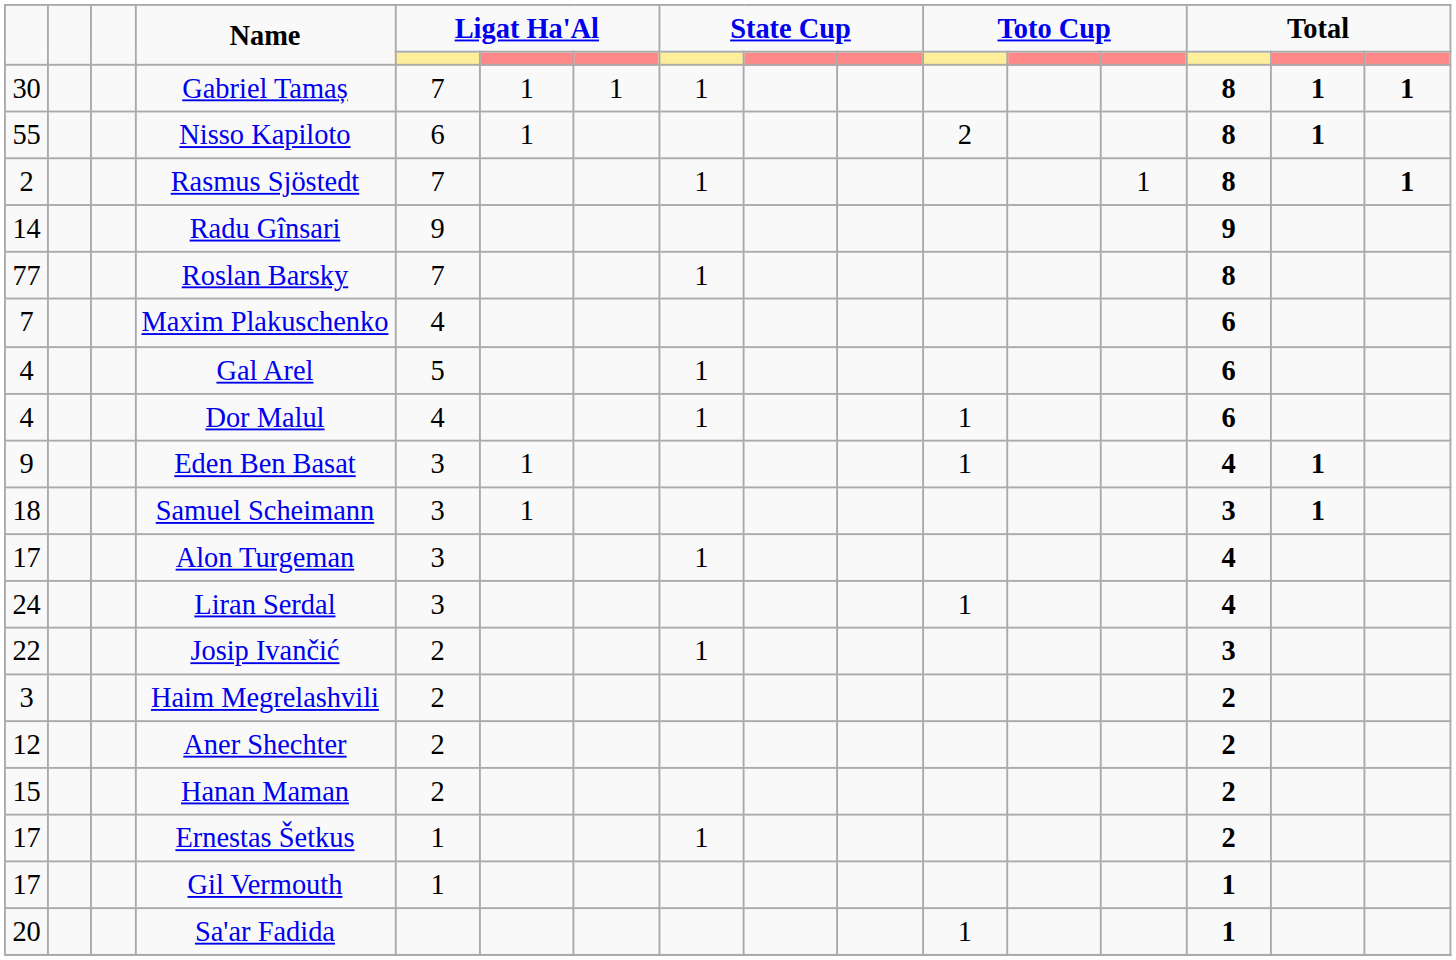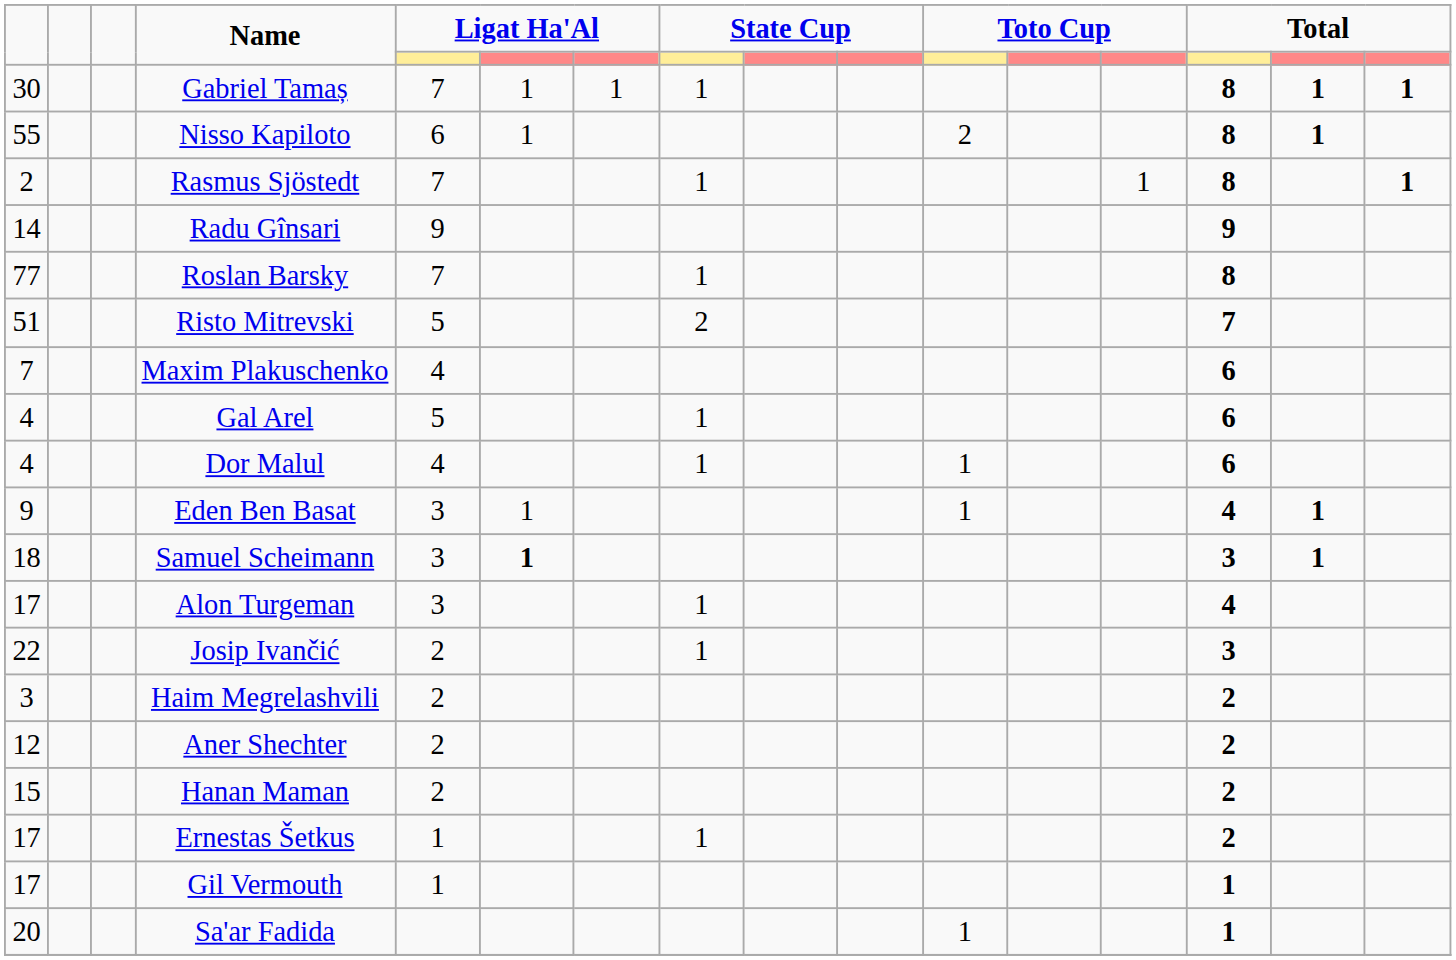+ row: (265, 322)
(527, 509) normal -> (527, 556) bold
- row: (265, 603)
